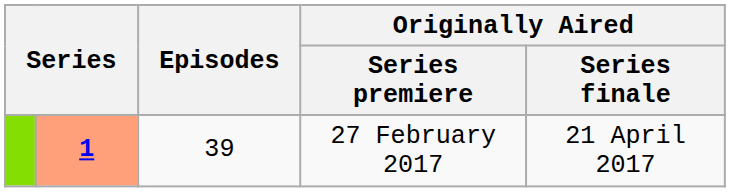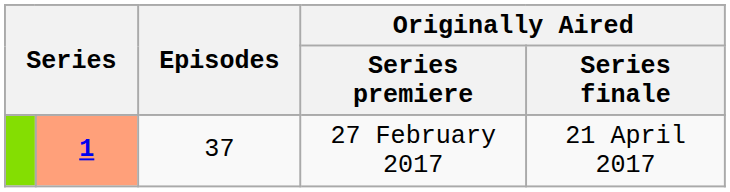(219, 151) 39 -> (219, 151) 37
